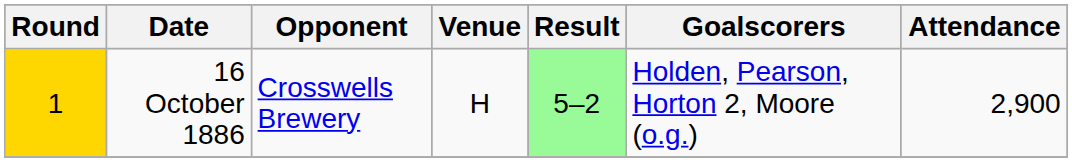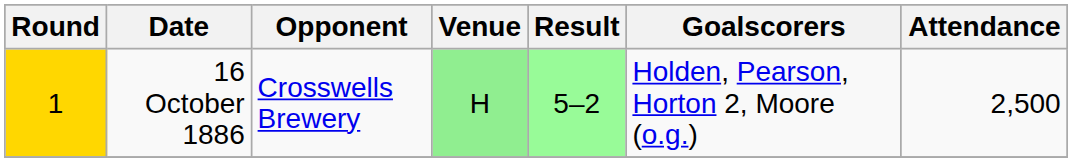(480, 102) no background -> (480, 102) lightgreen background
(1026, 102) 2,900 -> (1026, 102) 2,500
